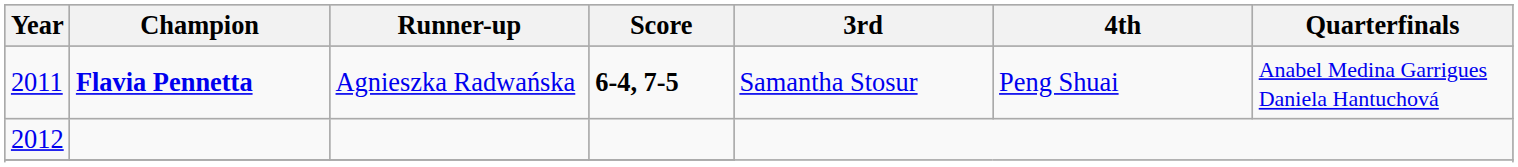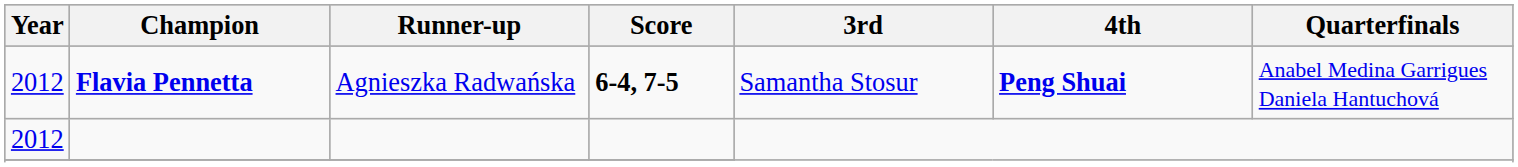(37, 82) 2011 -> (37, 82) 2012
(1059, 82) normal -> (1063, 82) bold
